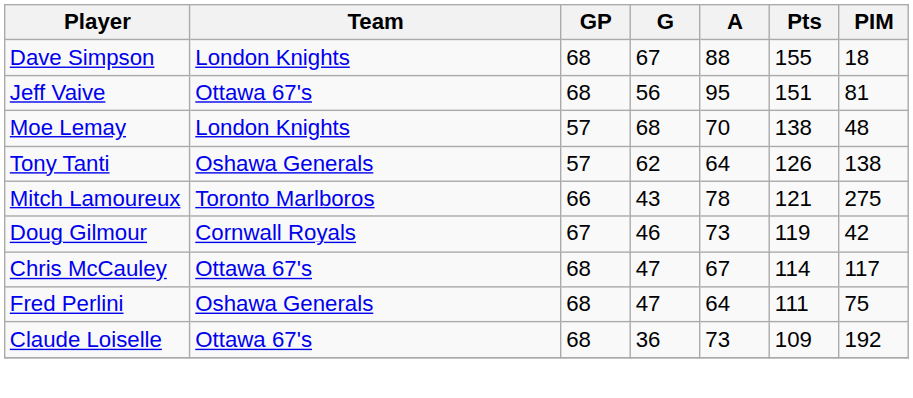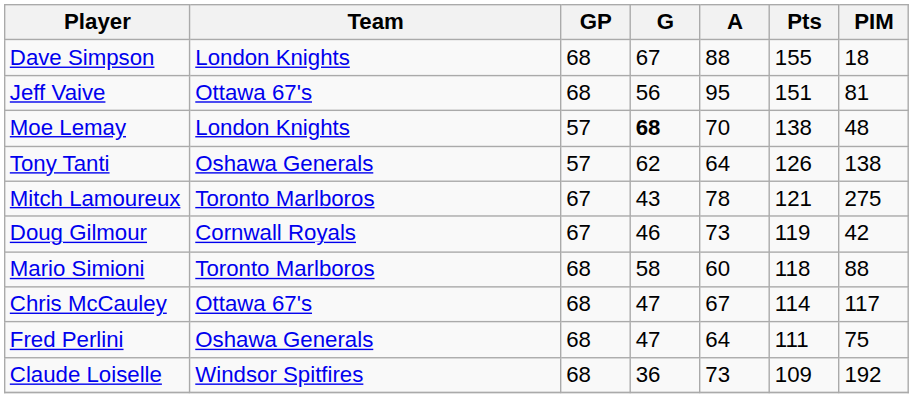(648, 127) normal -> (648, 127) bold
(579, 198) 66 -> (579, 198) 67
+ row: (77, 269)
(254, 339) Ottawa 67's -> (279, 374) Windsor Spitfires
